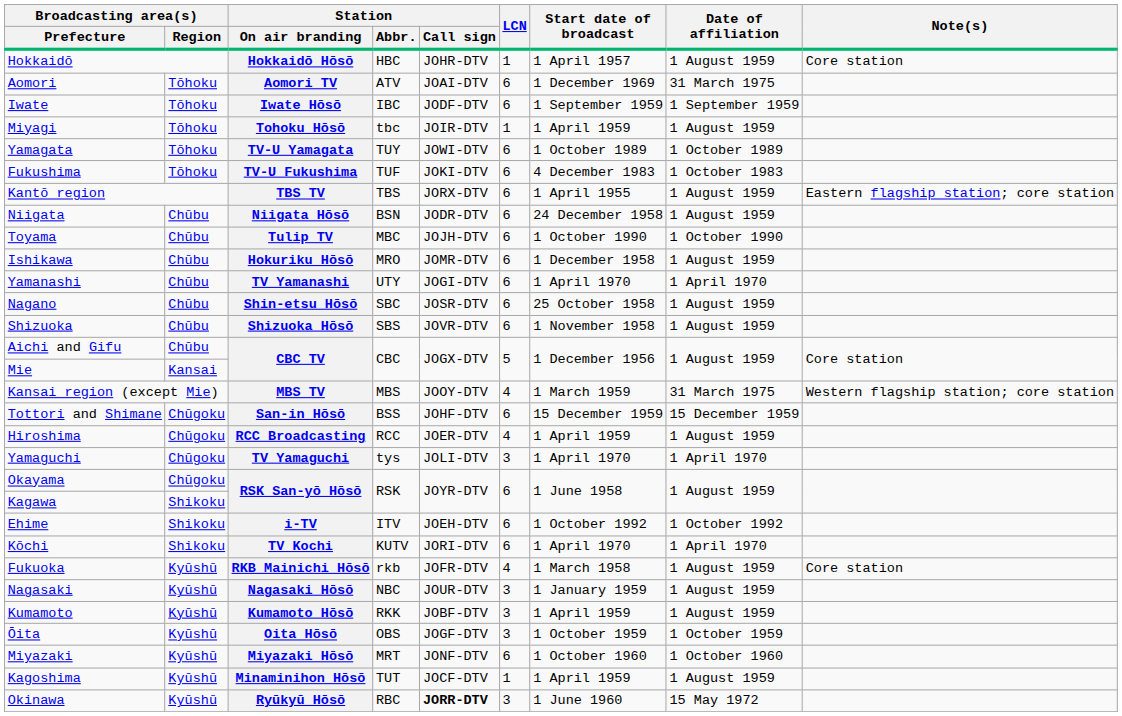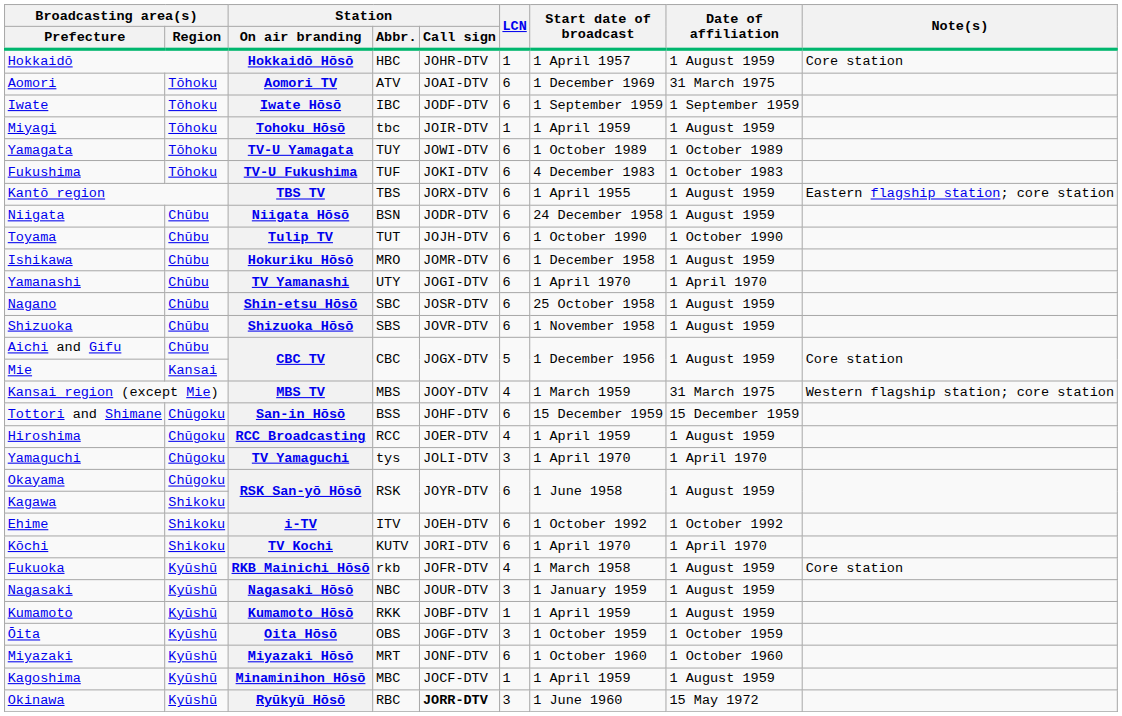(388, 238) MBC -> (388, 238) TUT
(506, 613) 3 -> (506, 613) 1
(388, 679) TUT -> (388, 679) MBC
